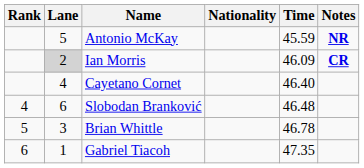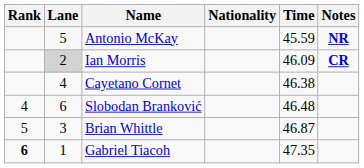(299, 83) 46.40 -> (299, 83) 46.38
(299, 128) 46.78 -> (299, 128) 46.87
(24, 151) normal -> (24, 151) bold
